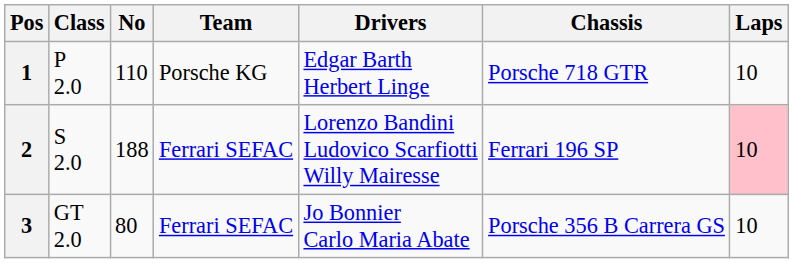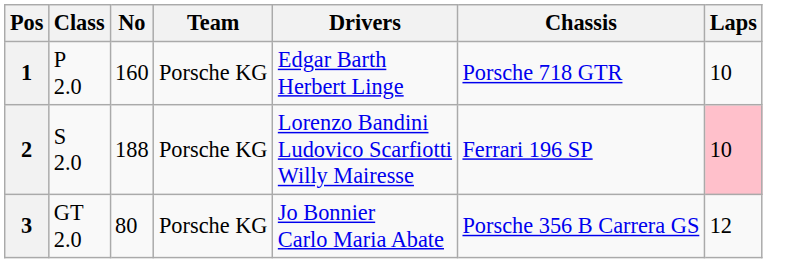(131, 73) 110 -> (132, 73) 160
(226, 149) Ferrari SEFAC -> (213, 149) Porsche KG
(226, 226) Ferrari SEFAC -> (213, 226) Porsche KG
(746, 226) 10 -> (721, 226) 12
